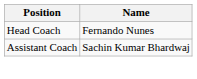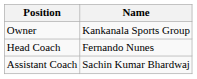+ row: (22, 30)
